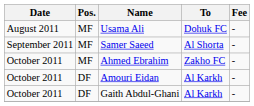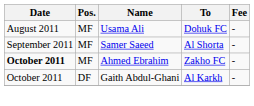(34, 61) normal -> (36, 61) bold
- row: (130, 77)
